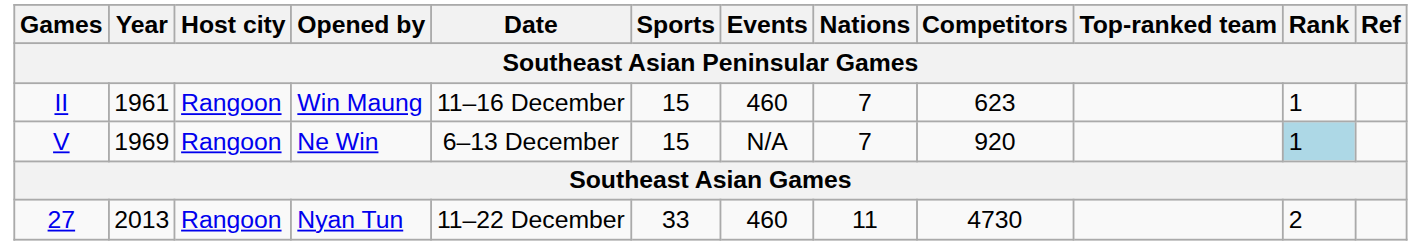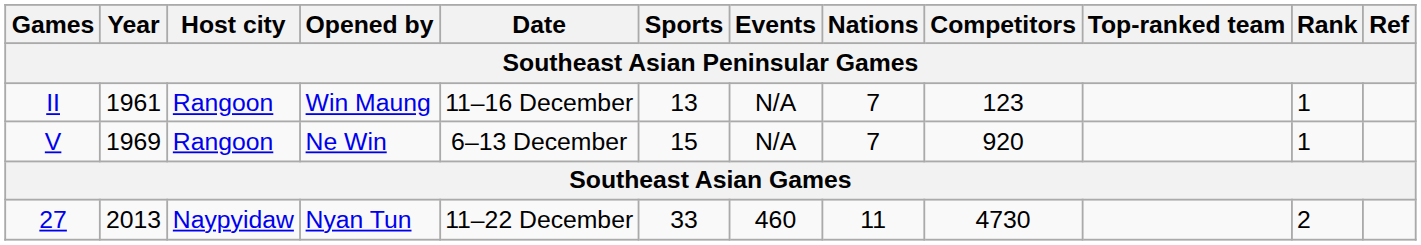(676, 102) 15 -> (684, 102) 13
(767, 102) 460 -> (776, 102) N/A
(995, 102) 623 -> (1003, 102) 123
(1296, 141) lightblue background -> (1304, 141) no background
(231, 219) Rangoon -> (233, 219) Naypyidaw
